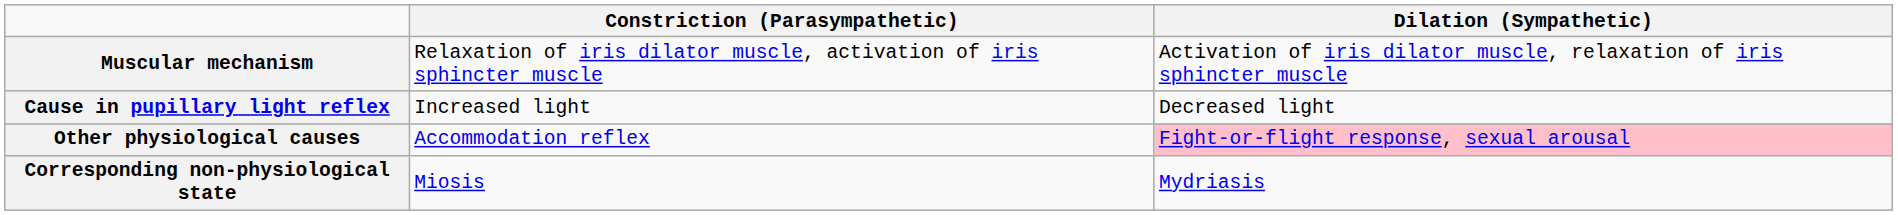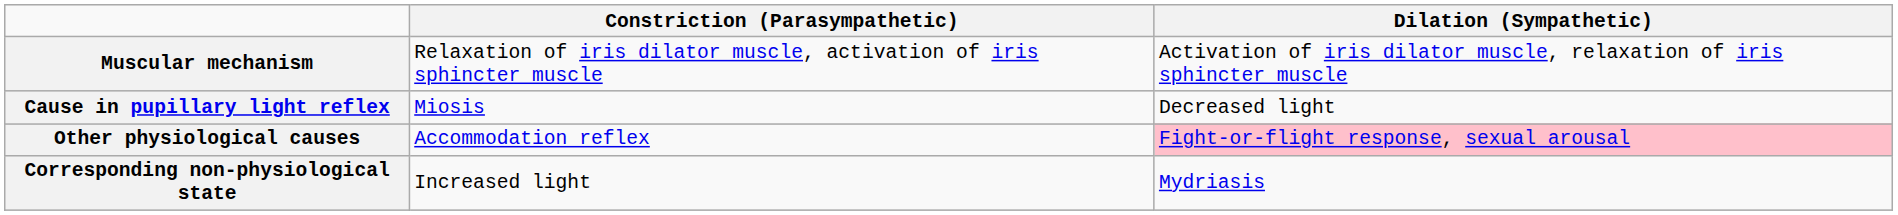(503, 107) Increased light -> (450, 107) Miosis
(450, 183) Miosis -> (503, 183) Increased light
